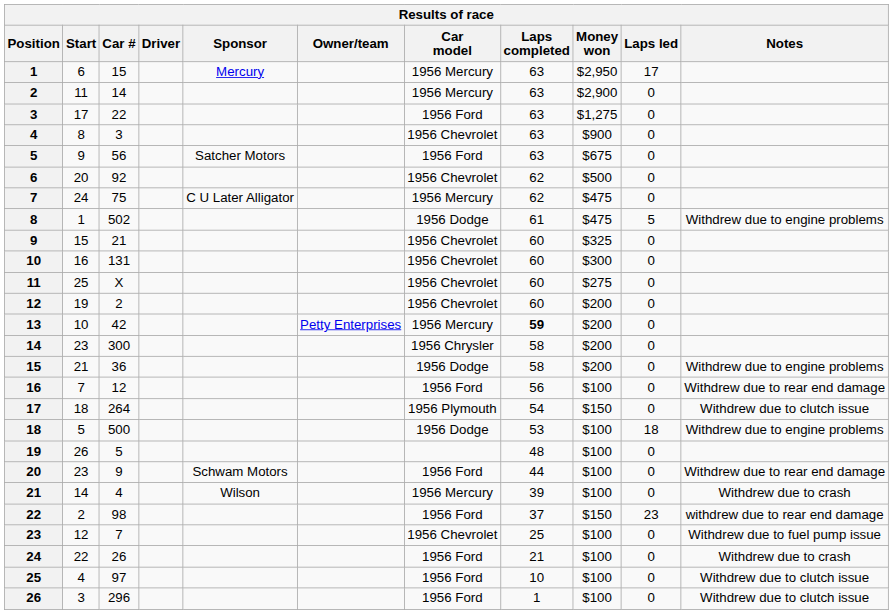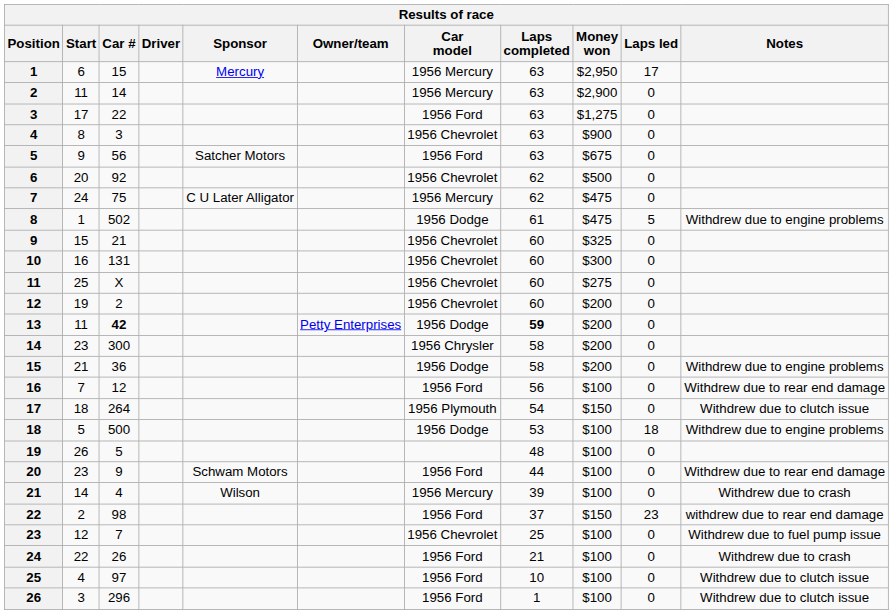(81, 324) 10 -> (81, 324) 11
(119, 324) normal -> (119, 324) bold
(452, 324) 1956 Mercury -> (452, 324) 1956 Dodge
